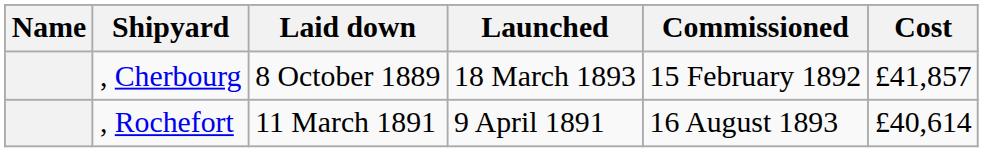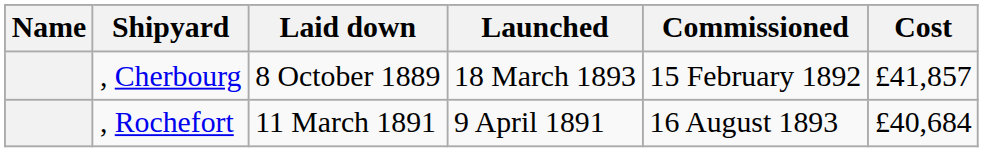(923, 122) £40,614 -> (923, 122) £40,684
